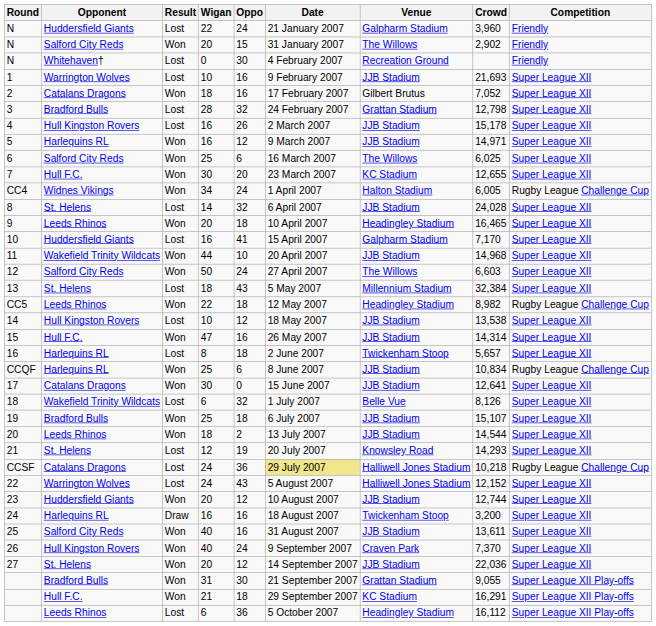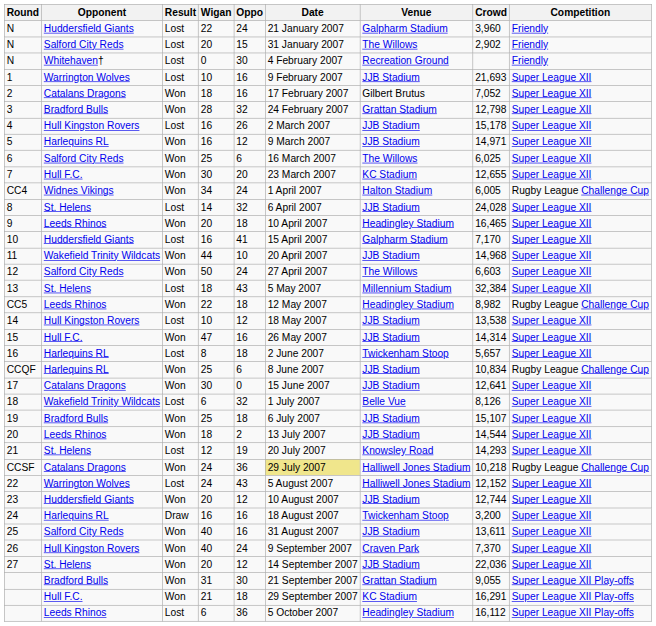(175, 45) Won -> (174, 45) Lost
(174, 110) Lost -> (175, 110) Won
(174, 467) Lost -> (175, 467) Won
